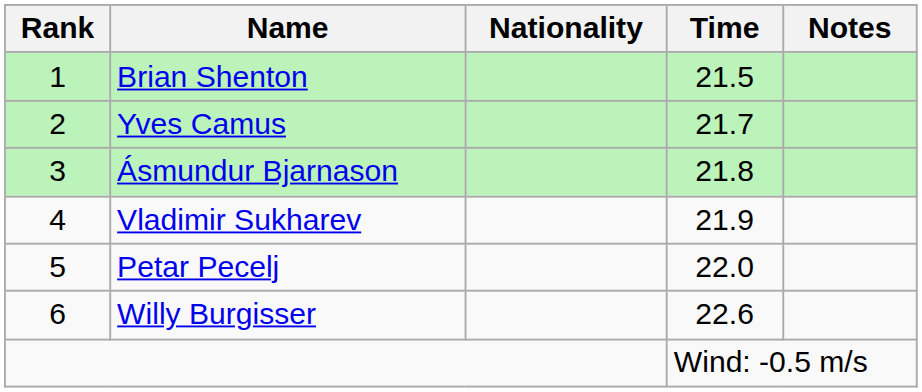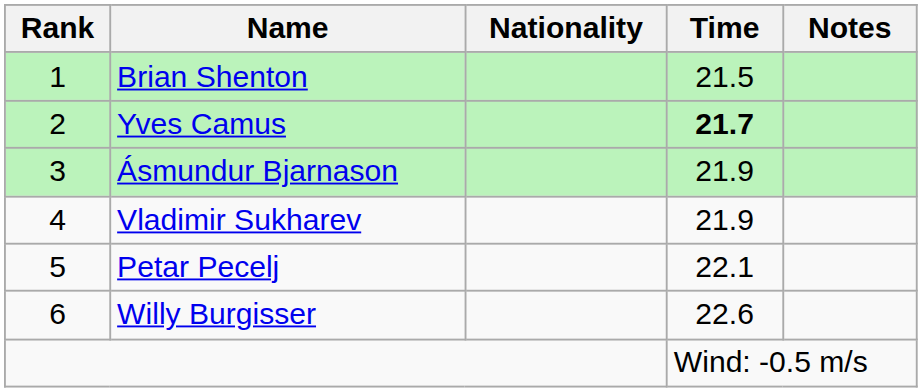(725, 123) normal -> (725, 123) bold
(725, 171) 21.8 -> (725, 171) 21.9
(725, 266) 22.0 -> (725, 266) 22.1
